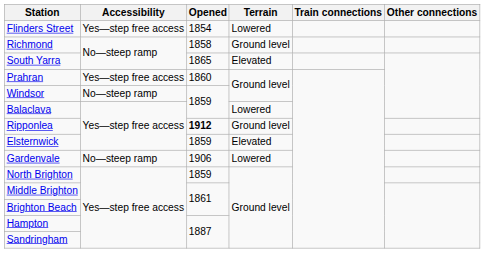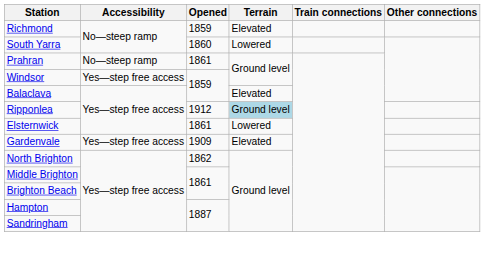- row: (40, 28)
(200, 45) 1858 -> (200, 28) 1859
(261, 45) Ground level -> (252, 28) Elevated
(200, 61) 1865 -> (200, 45) 1860
(252, 61) Elevated -> (251, 45) Lowered
(133, 77) Yes—step free access -> (120, 61) No—steep ramp
(200, 77) 1860 -> (200, 61) 1861
(120, 93) No—steep ramp -> (133, 77) Yes—step free access
(251, 110) Lowered -> (252, 93) Elevated
(200, 126) bold -> (200, 110) normal
(261, 126) no background -> (261, 110) lightblue background
(200, 142) 1859 -> (200, 126) 1861
(252, 142) Elevated -> (251, 126) Lowered
(120, 158) No—steep ramp -> (133, 142) Yes—step free access
(200, 158) 1906 -> (200, 142) 1909
(251, 158) Lowered -> (252, 142) Elevated
(200, 175) 1859 -> (200, 158) 1862
